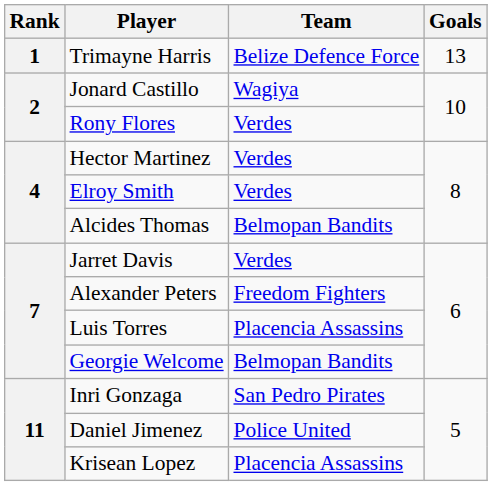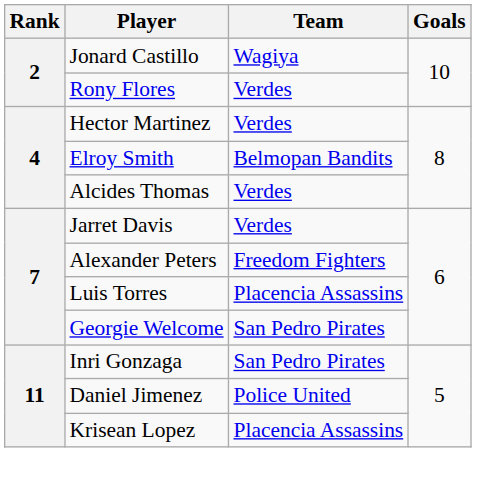- row: (140, 55)
(263, 191) Verdes -> (313, 157) Belmopan Bandits
(313, 225) Belmopan Bandits -> (263, 191) Verdes
(313, 361) Belmopan Bandits -> (309, 327) San Pedro Pirates
